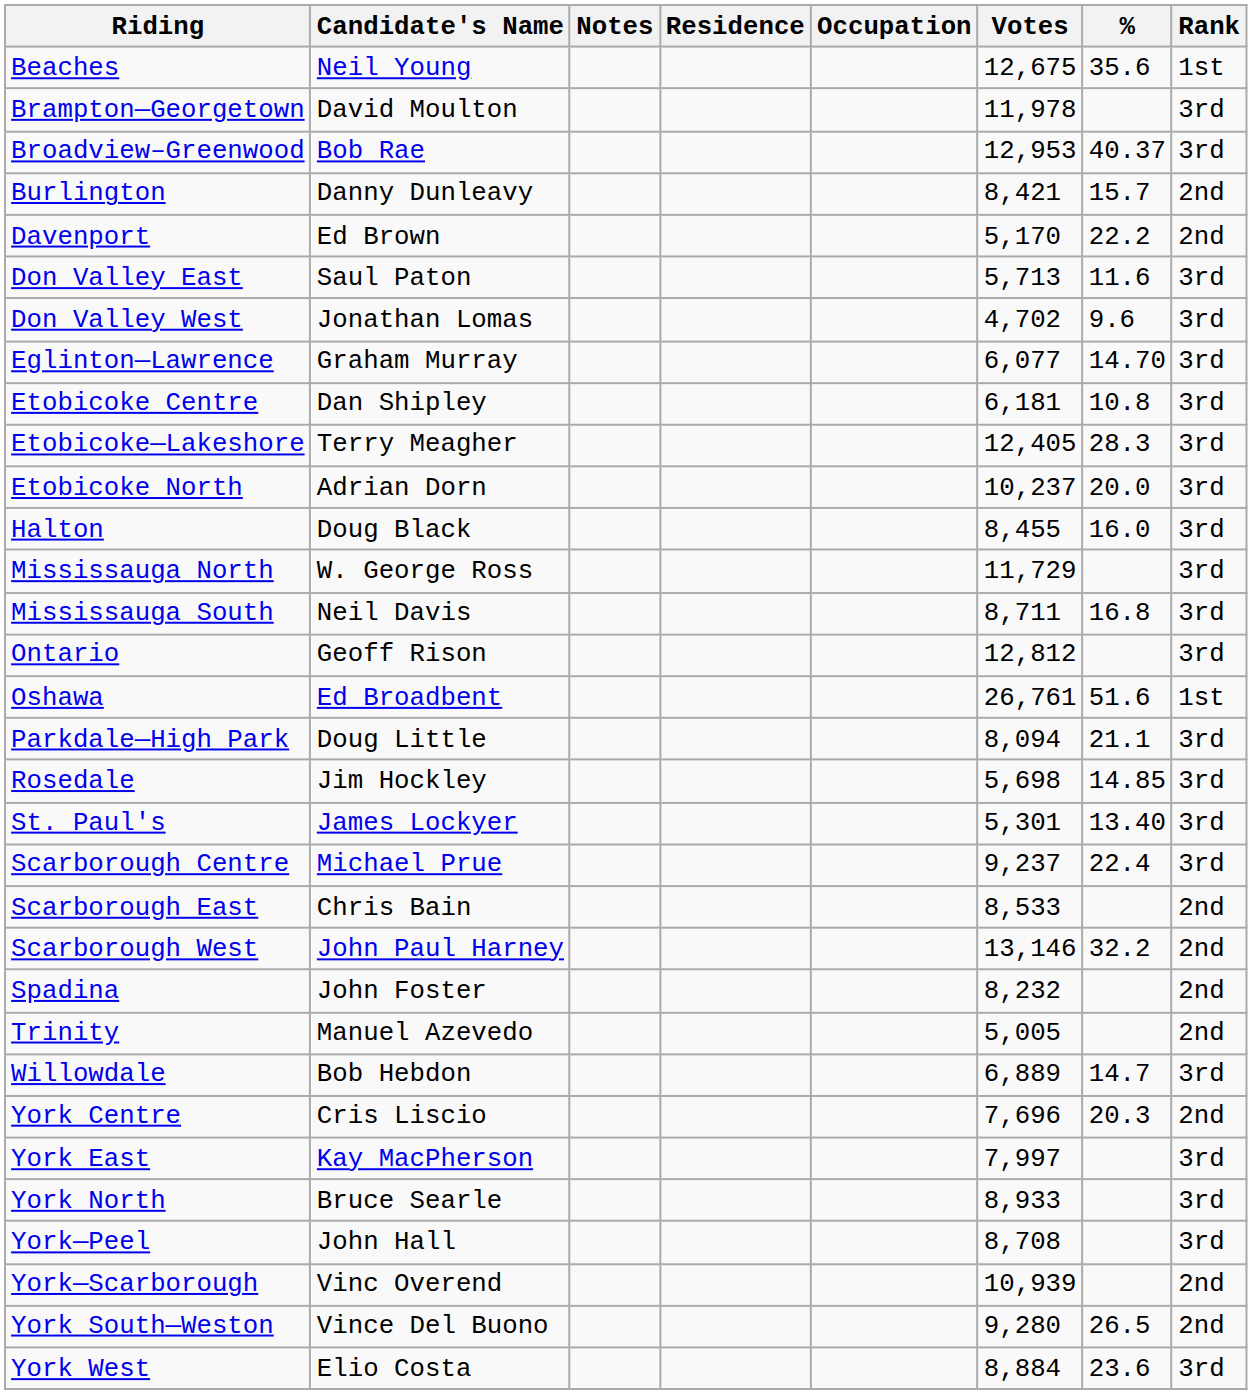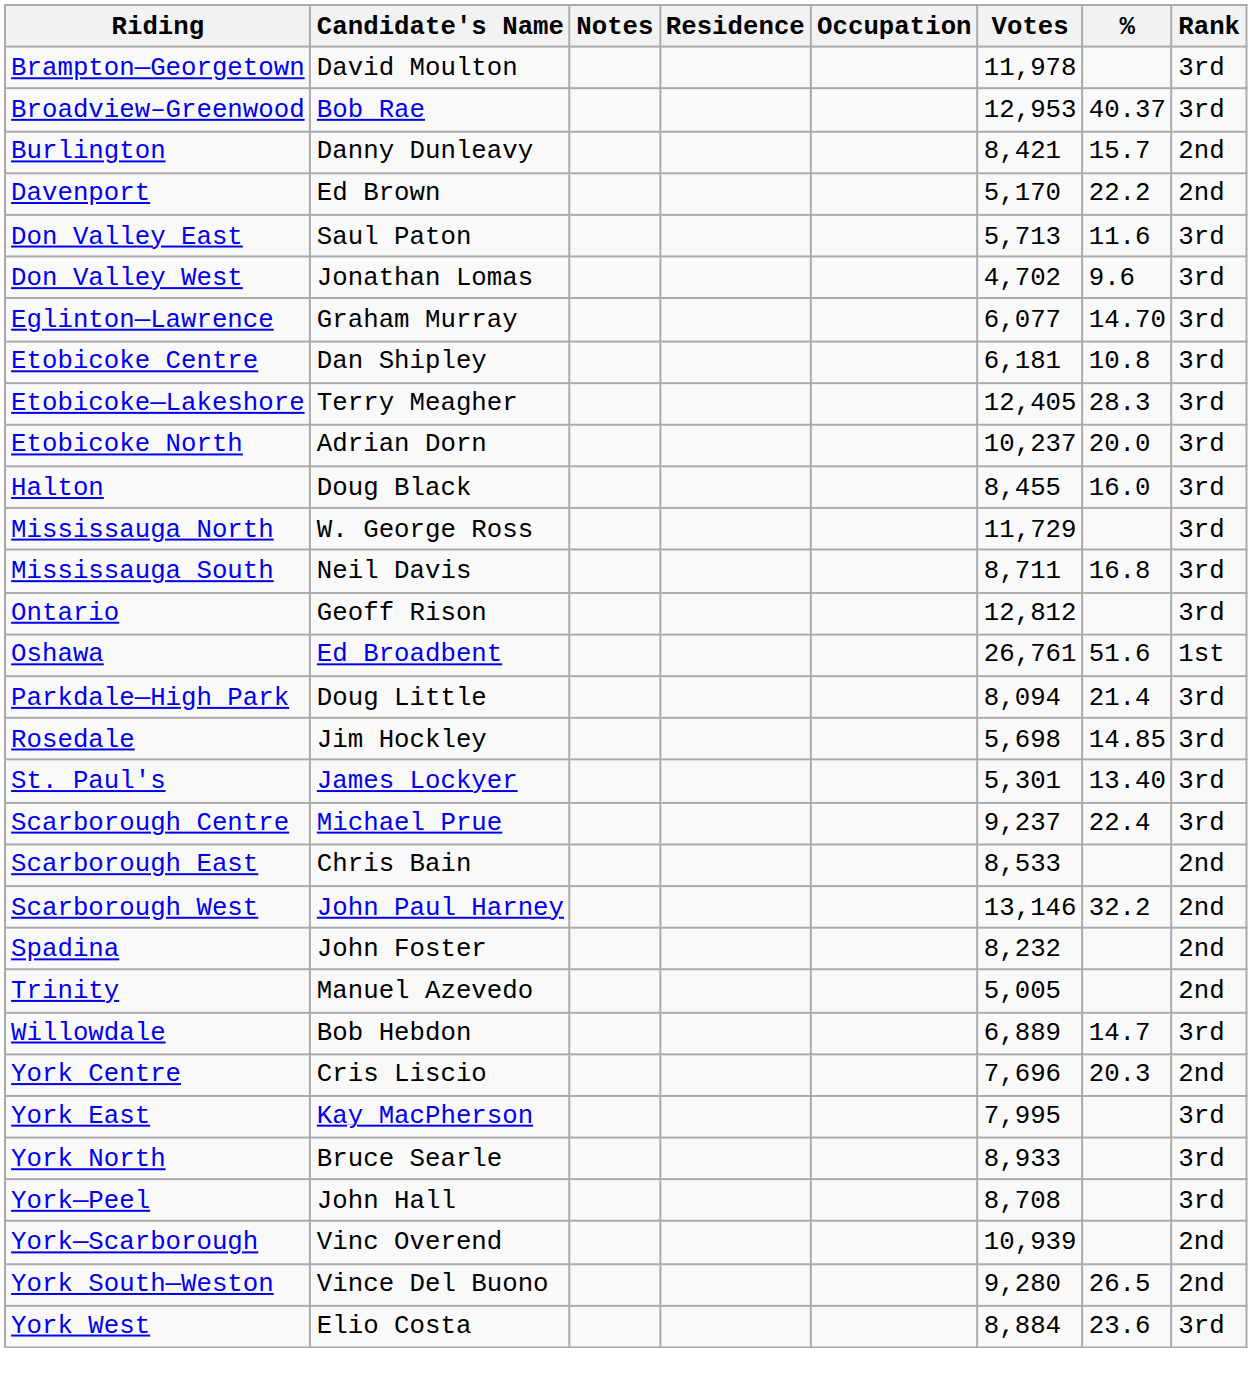- row: (65, 68)
(1120, 739) 21.1 -> (1120, 697) 21.4
(1022, 1159) 7,997 -> (1022, 1117) 7,995
